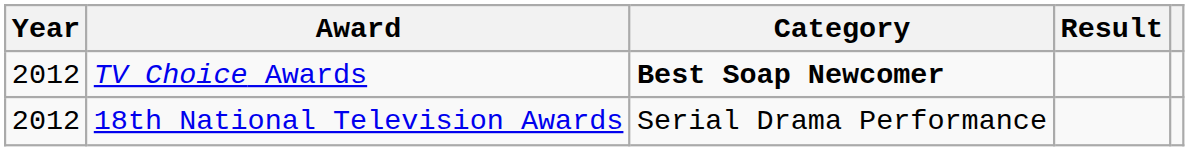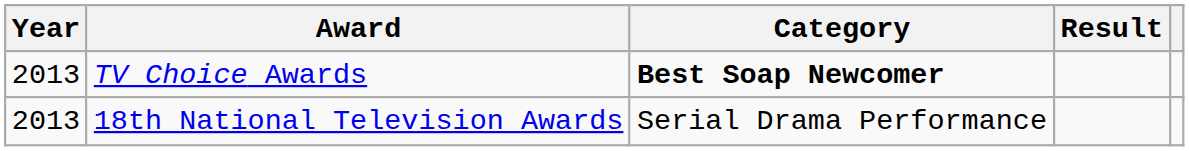(46, 75) 2012 -> (46, 75) 2013
(46, 121) 2012 -> (46, 121) 2013
